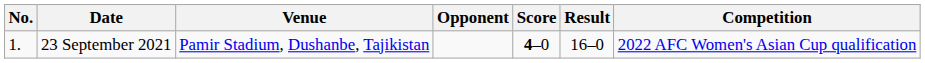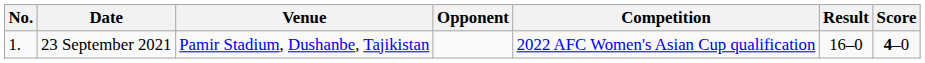columns swapped: (537, 17) <-> (767, 17)
